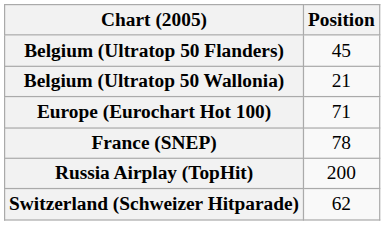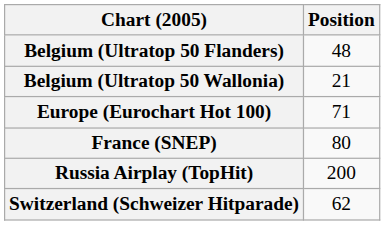(341, 50) 45 -> (341, 50) 48
(341, 142) 78 -> (341, 142) 80
